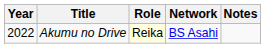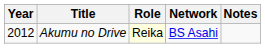(21, 33) 2022 -> (21, 33) 2012
